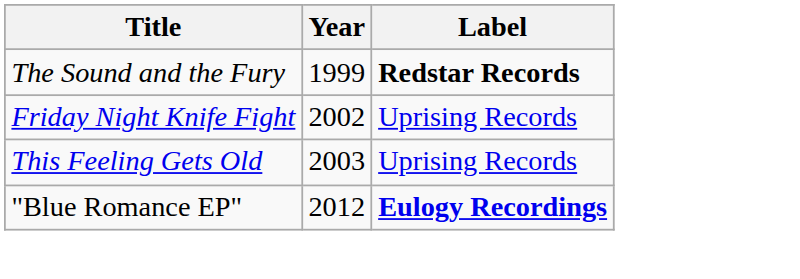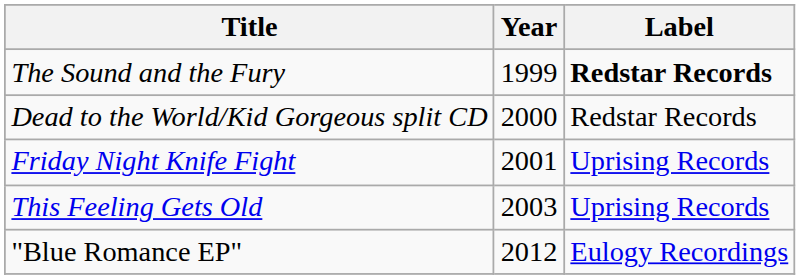+ row: (250, 116)
(337, 116) 2002 -> (529, 161) 2001
(493, 206) bold -> (679, 251) normal
